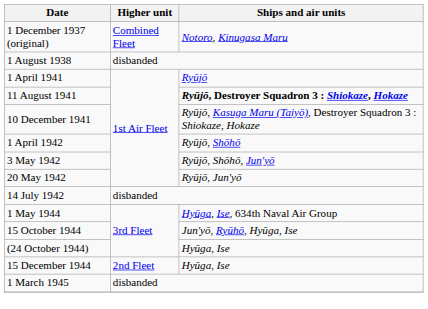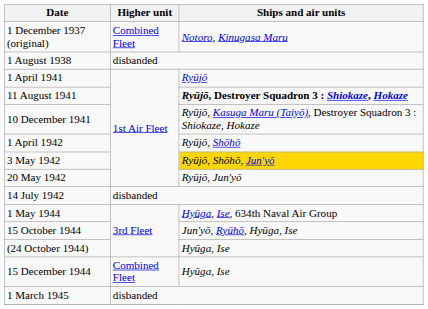(228, 160) no background -> (228, 160) gold background
(134, 265) 2nd Fleet -> (136, 271) Combined Fleet
